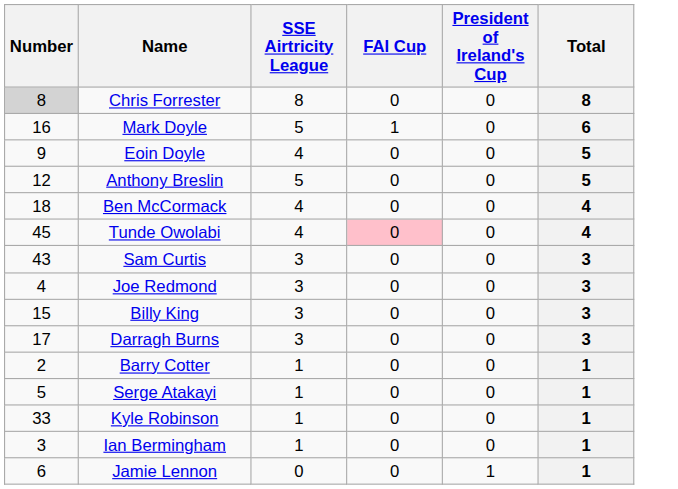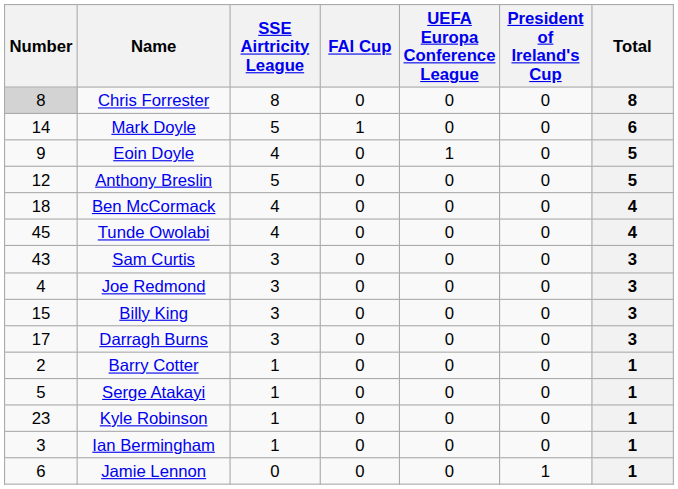+ column: (449, 46)
(41, 127) 16 -> (41, 127) 14
(395, 233) pink background -> (360, 233) no background
(41, 418) 33 -> (41, 418) 23
